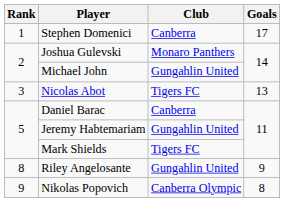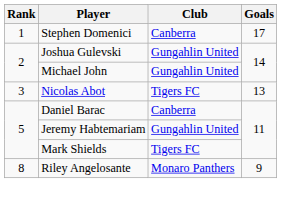(193, 52) Monaro Panthers -> (195, 52) Gungahlin United
(195, 168) Gungahlin United -> (193, 168) Monaro Panthers
- row: (85, 187)
